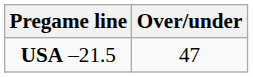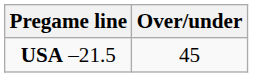(190, 54) 47 -> (190, 54) 45
